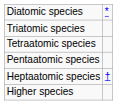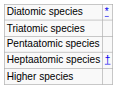- row: (51, 44)
